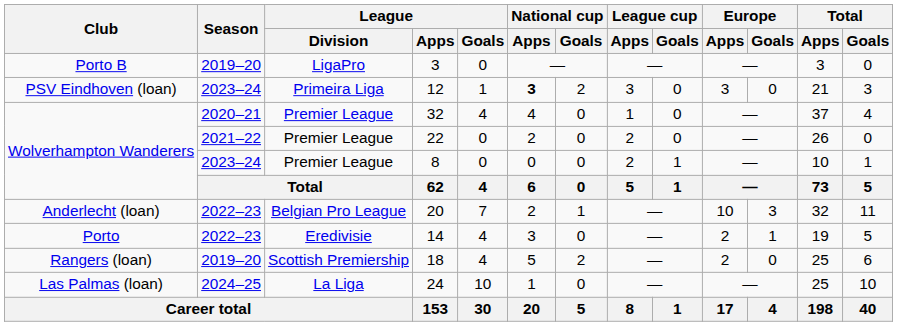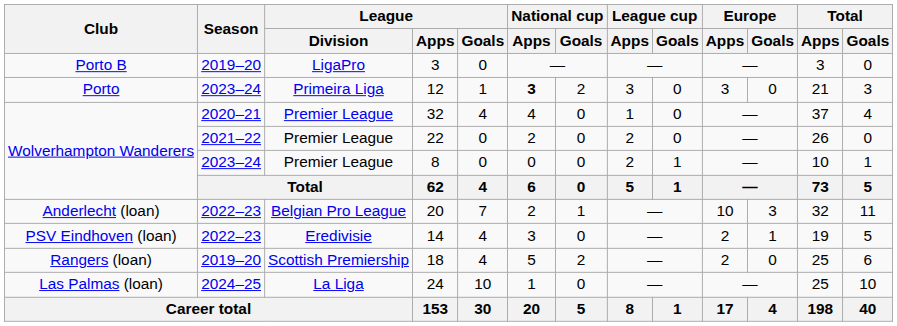(101, 89) PSV Eindhoven (loan) -> (101, 89) Porto
(101, 235) Porto -> (101, 235) PSV Eindhoven (loan)
